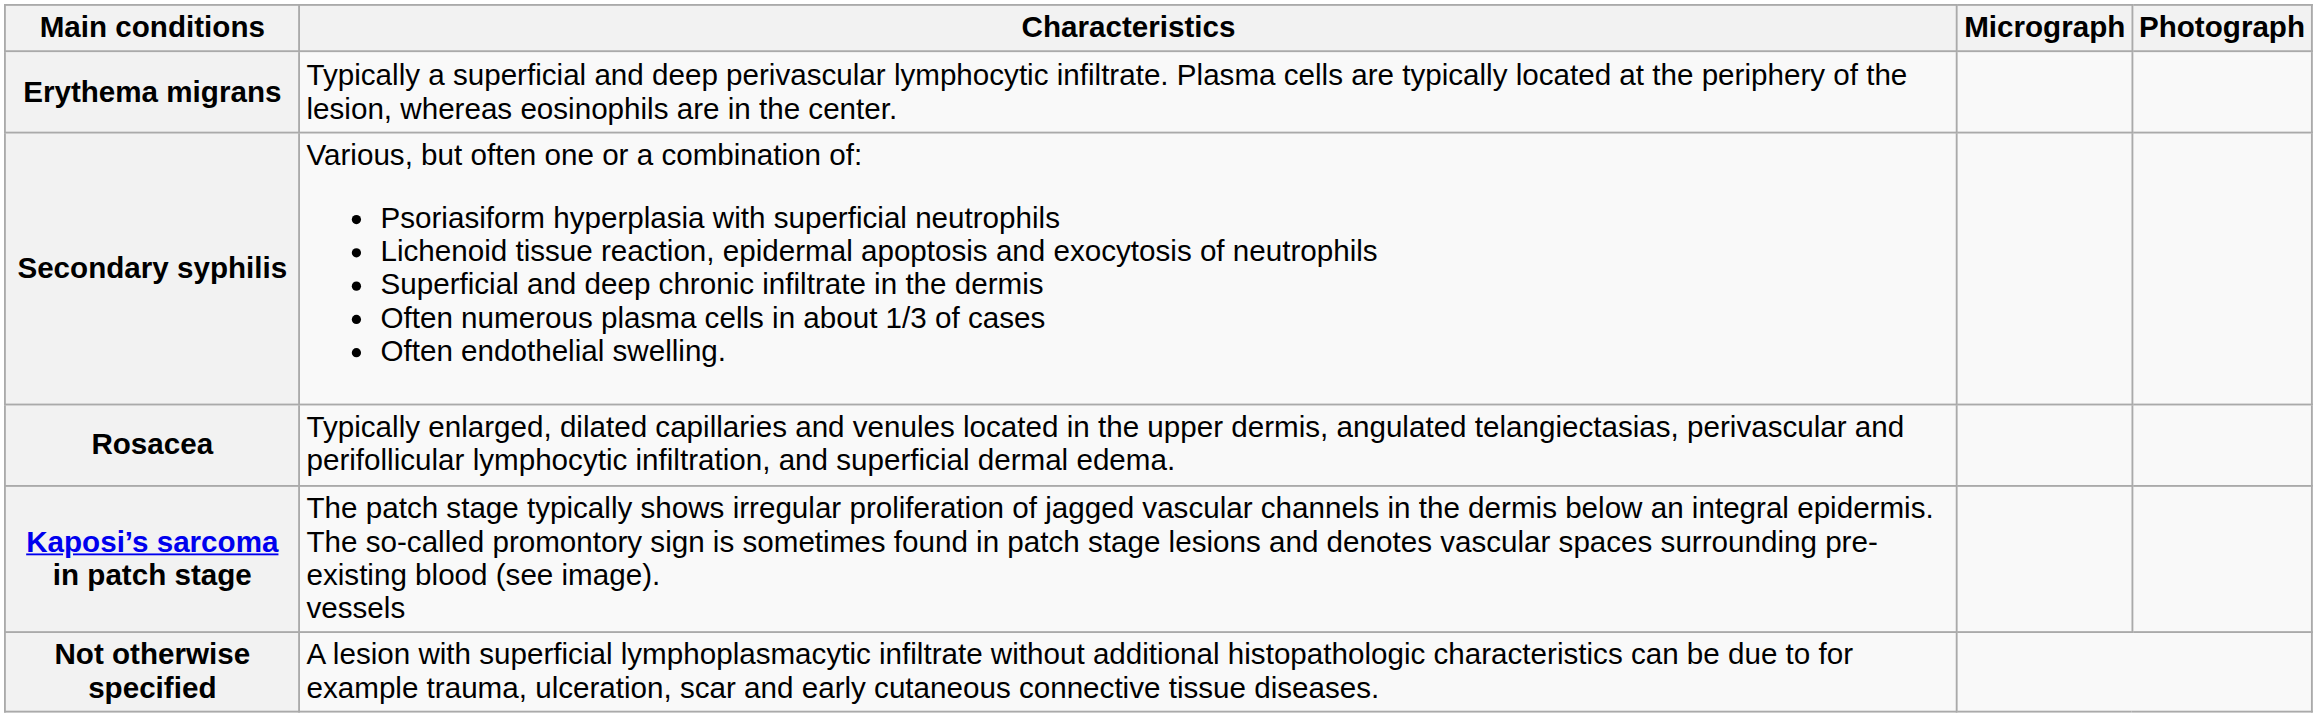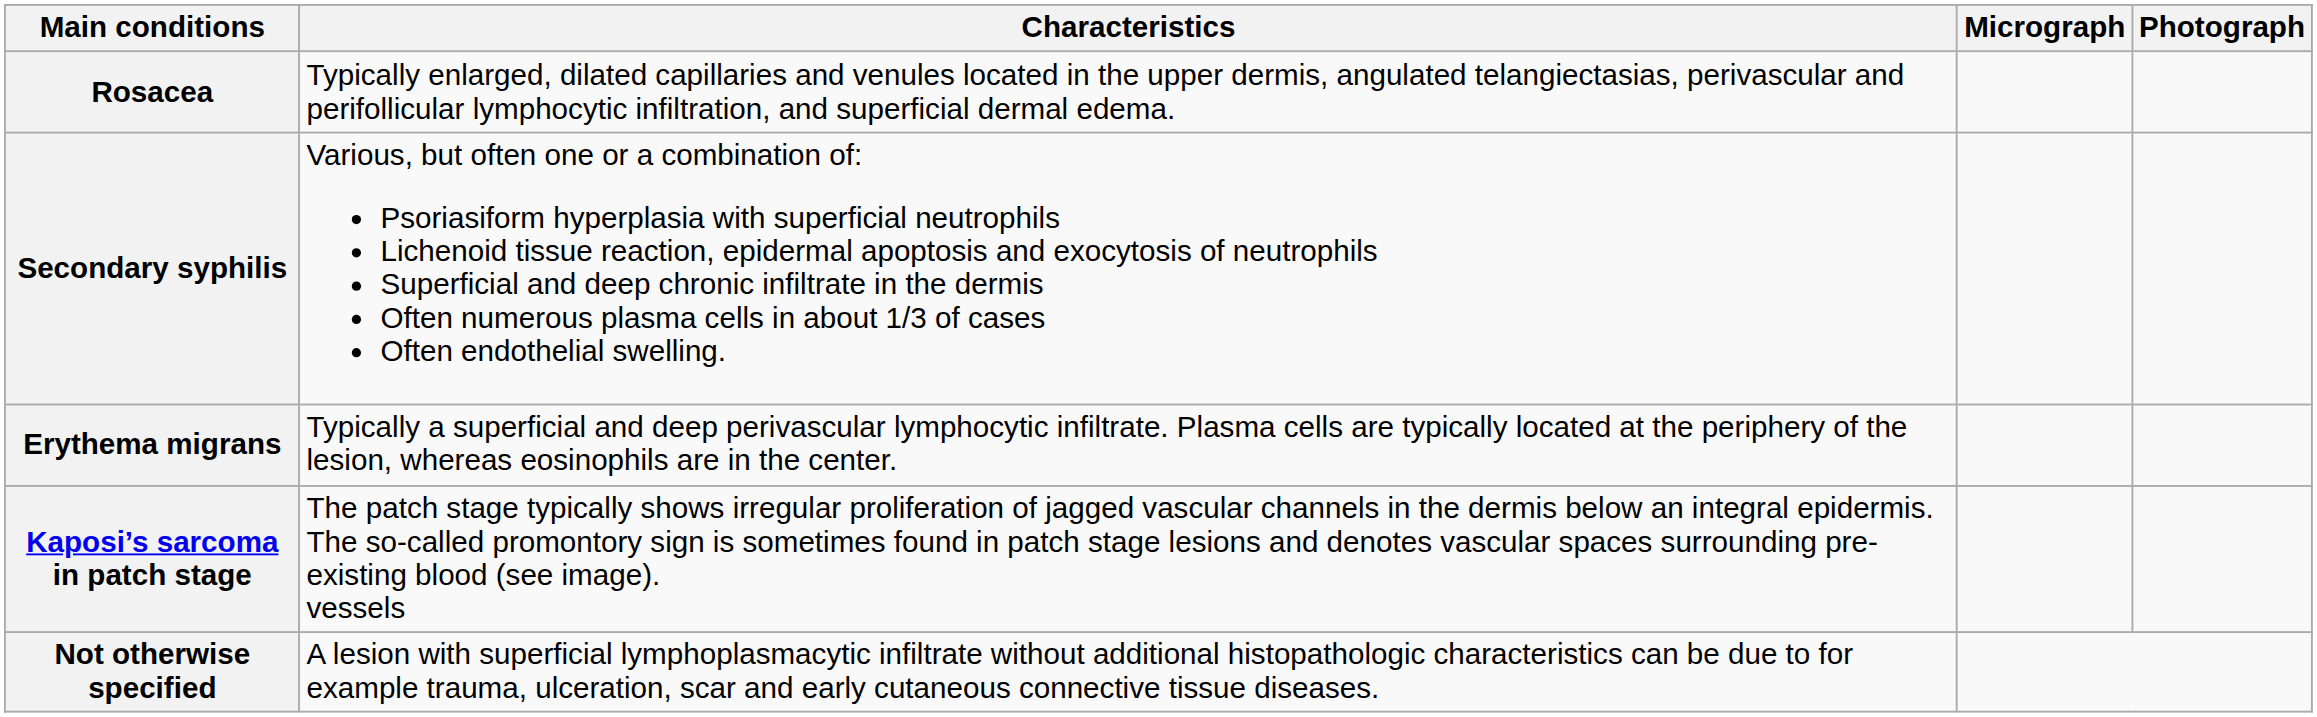rows swapped: (152, 444) <-> (152, 91)
